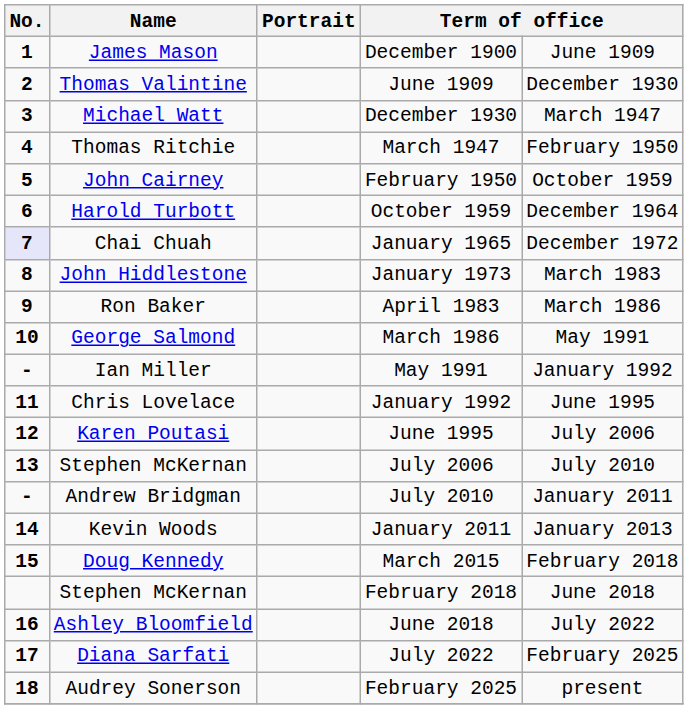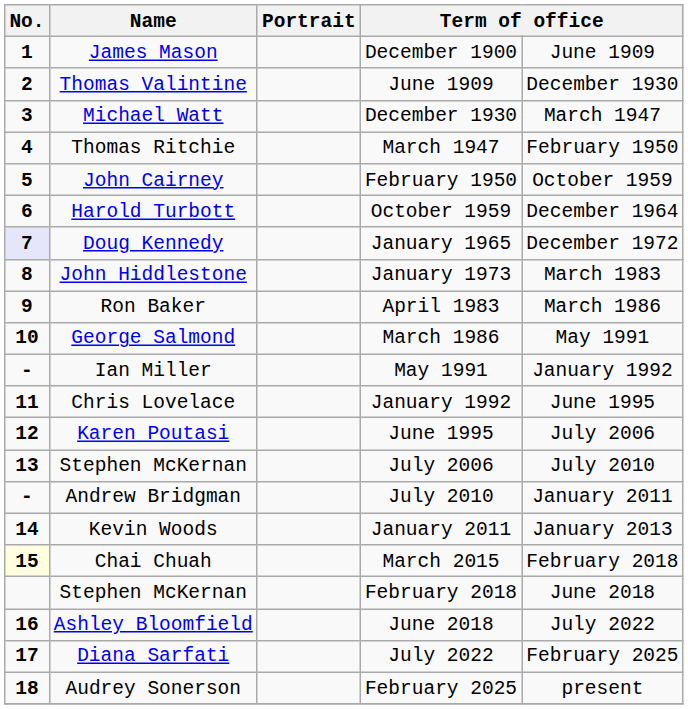(153, 243) Chai Chuah -> (153, 243) Doug Kennedy
(27, 561) no background -> (27, 561) lightyellow background
(153, 561) Doug Kennedy -> (153, 561) Chai Chuah
